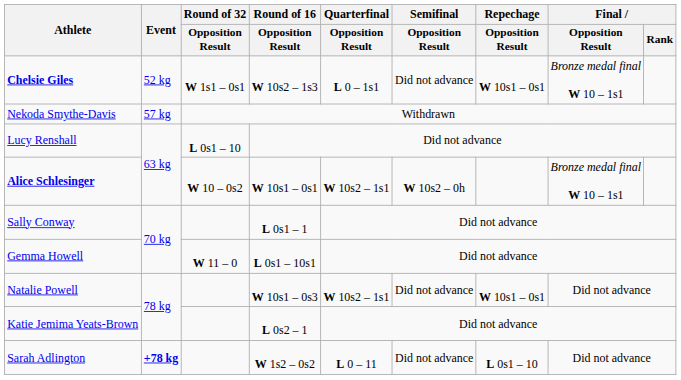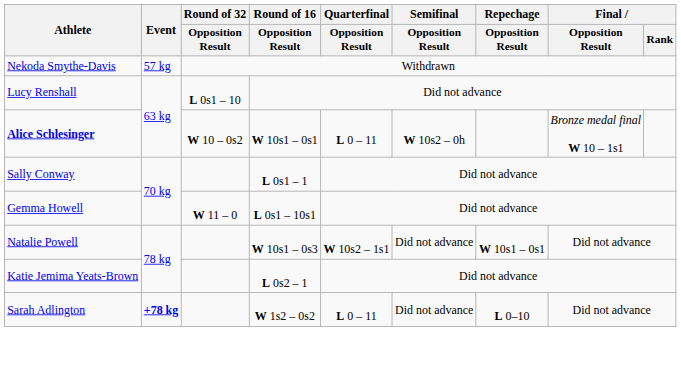- row: (40, 80)
(356, 189) W 10s2 – 1s1 -> (356, 141) L 0 – 11
(512, 365) L 0s1 – 10 -> (512, 317) L 0–10
